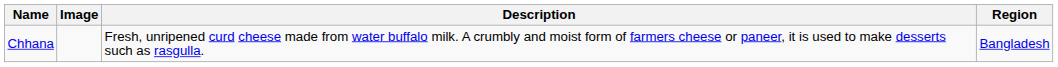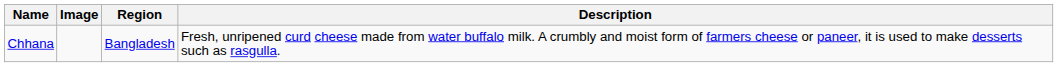columns swapped: (1015, 15) <-> (539, 15)
